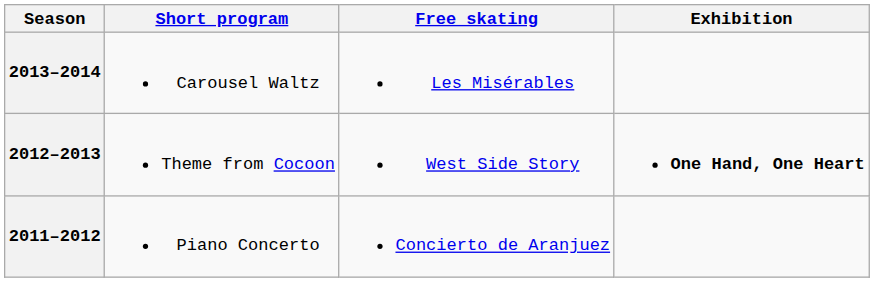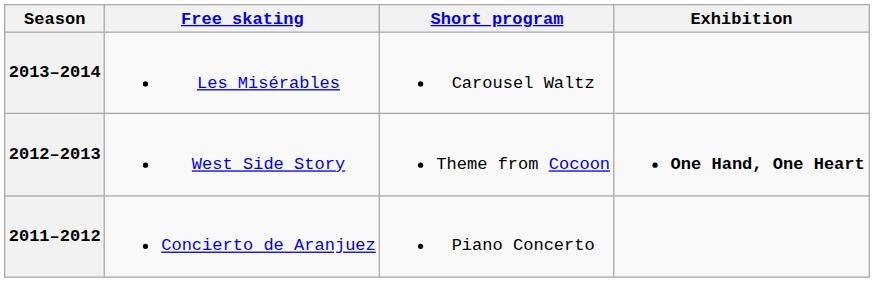columns swapped: (222, 19) <-> (477, 19)
